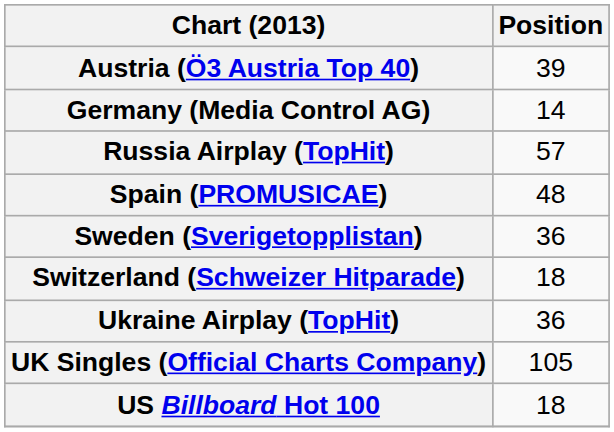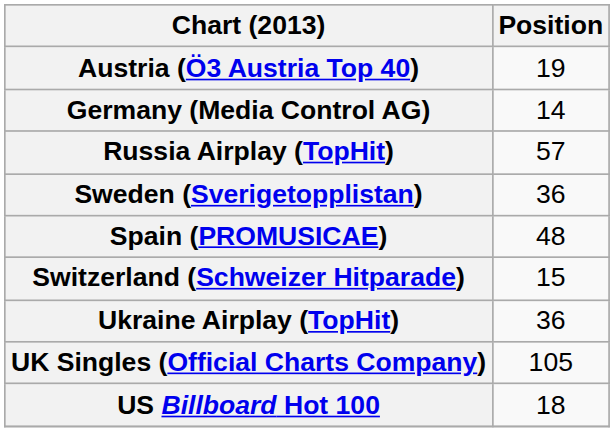(551, 67) 39 -> (551, 67) 19
rows swapped: (249, 194) <-> (249, 236)
(551, 278) 18 -> (551, 278) 15
